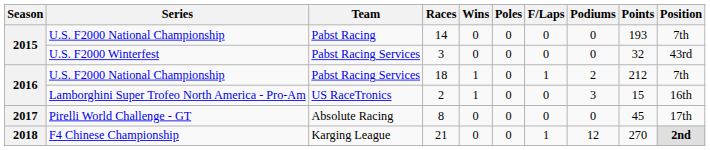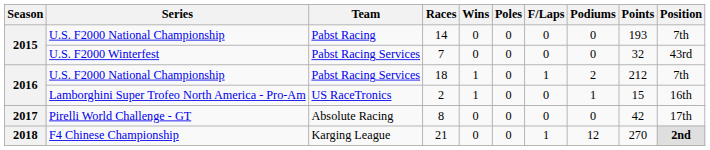(441, 55) 3 -> (441, 55) 7
(593, 95) 3 -> (593, 95) 1
(638, 115) 45 -> (638, 115) 42
